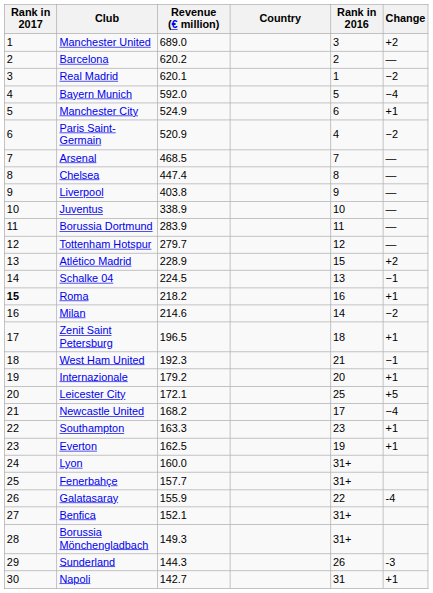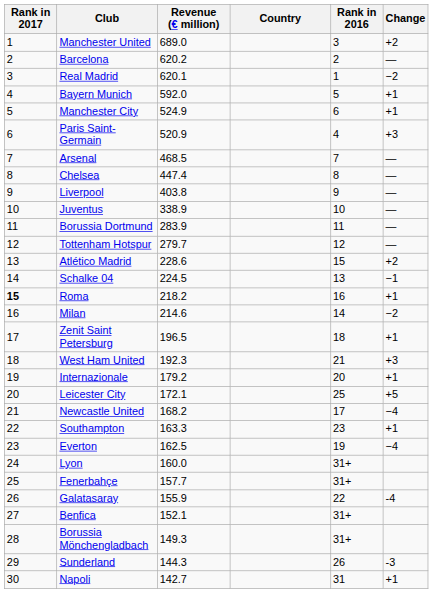(392, 94) −4 -> (392, 94) +1
(392, 135) −2 -> (392, 135) +3
(173, 261) 228.9 -> (173, 261) 228.6
(392, 360) −1 -> (392, 360) +3
(392, 446) +1 -> (392, 446) −4
